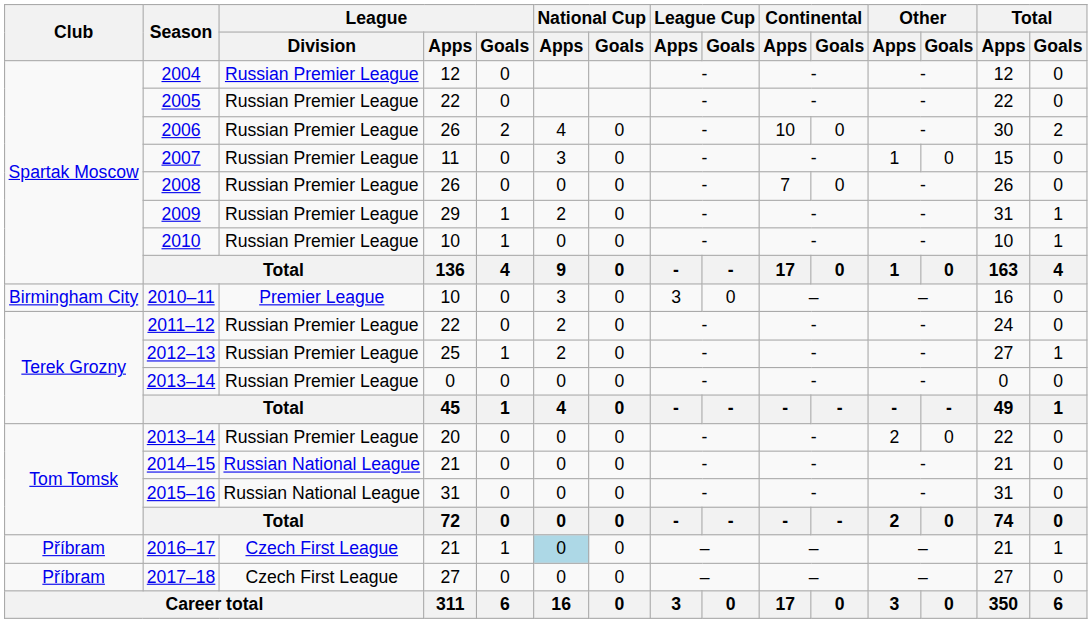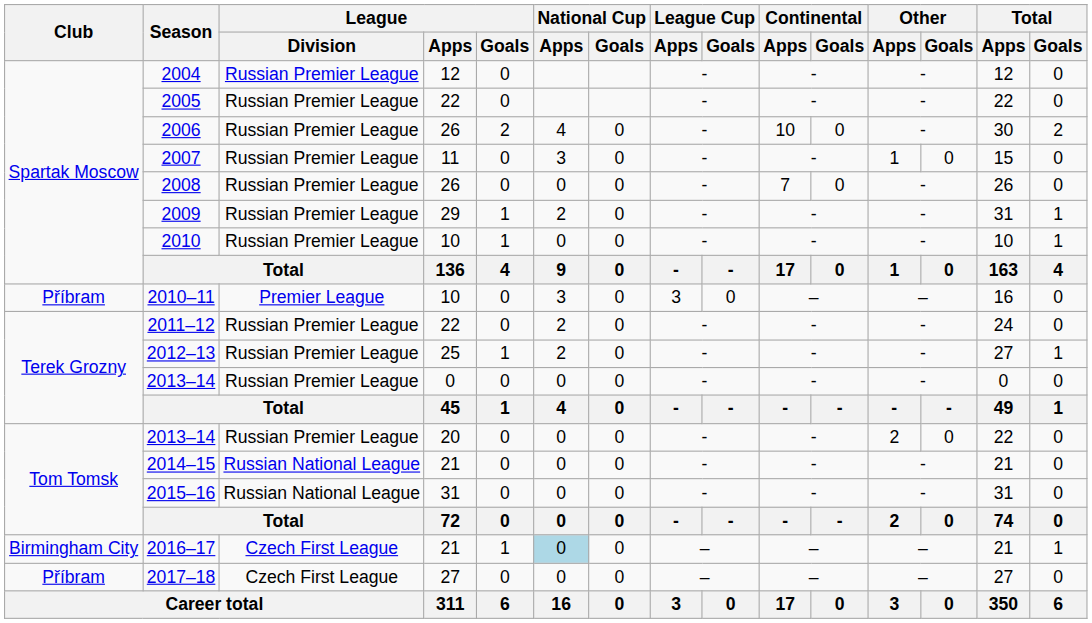(74, 297) Birmingham City -> (74, 297) Příbram
(74, 548) Příbram -> (74, 548) Birmingham City
